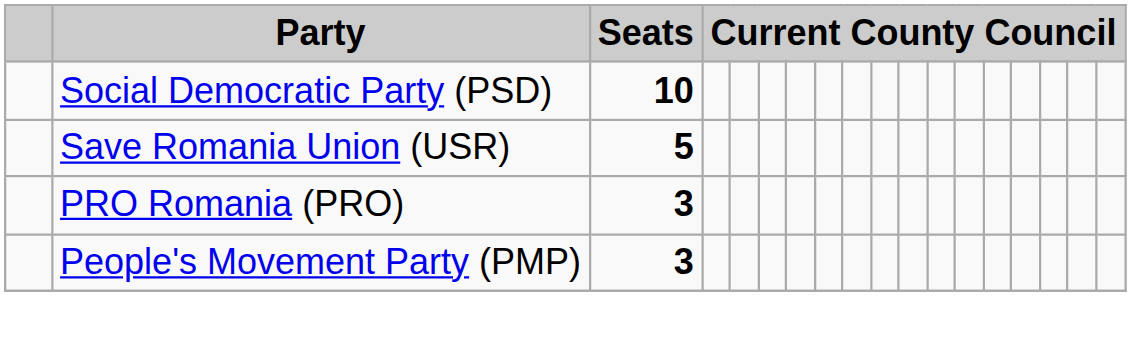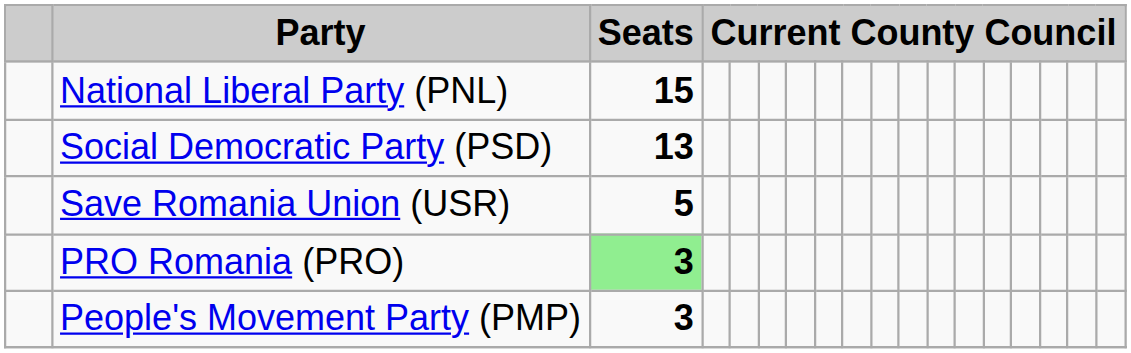+ row: (284, 90)
(674, 90) 10 -> (674, 147) 13
(684, 204) no background -> (684, 261) lightgreen background
